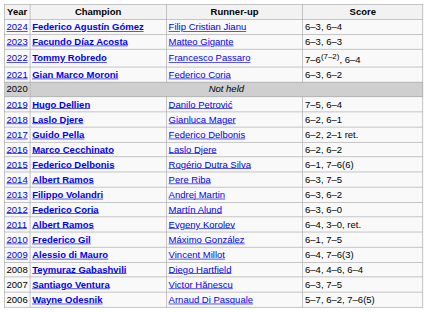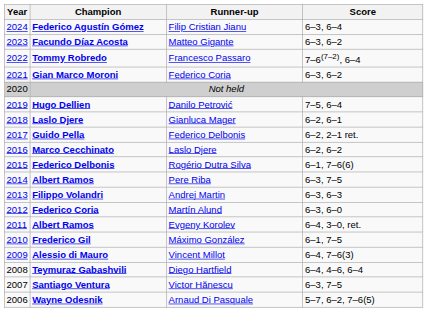(324, 42) 6–3, 6–3 -> (324, 42) 6–3, 6–2
(324, 195) 6–3, 6–2 -> (324, 195) 6–3, 6–3
